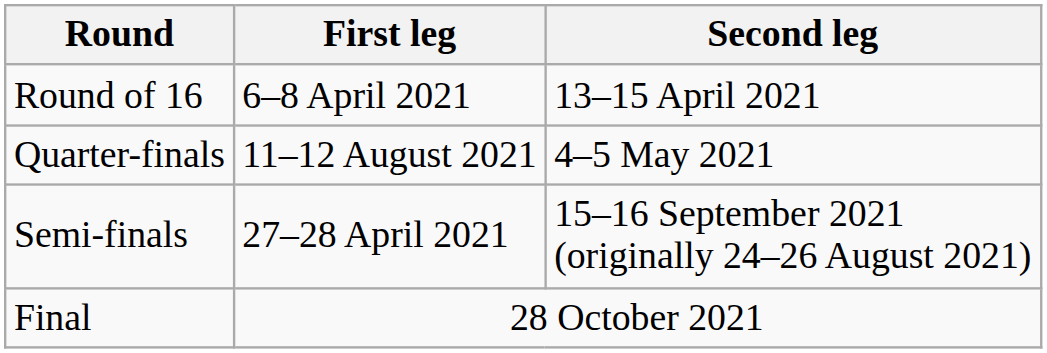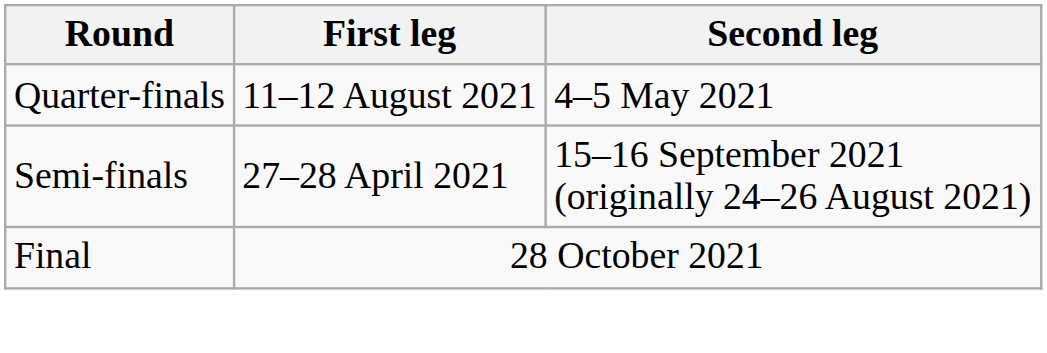- row: (108, 94)
